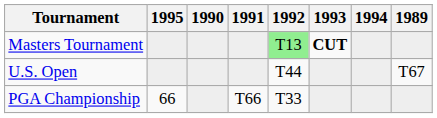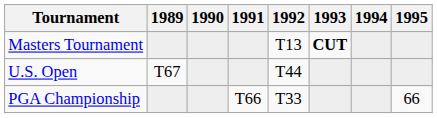columns swapped: (412, 18) <-> (167, 18)
(288, 45) lightgreen background -> (288, 45) no background
